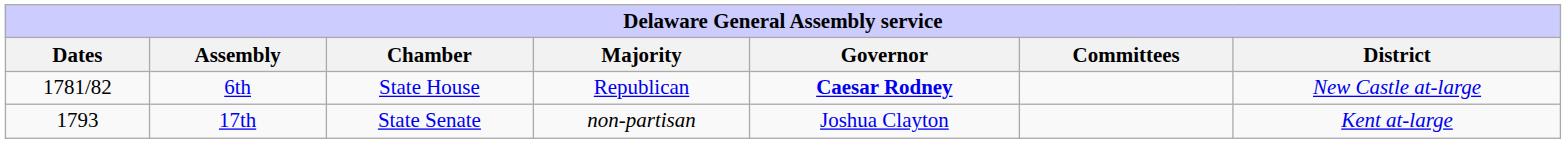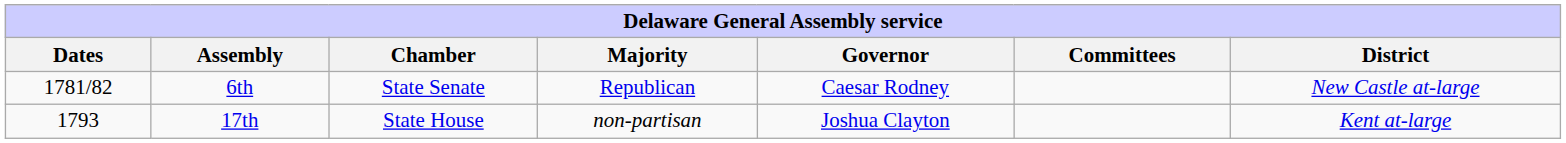(429, 87) State House -> (433, 87) State Senate
(884, 87) bold -> (885, 87) normal
(429, 120) State Senate -> (433, 120) State House
